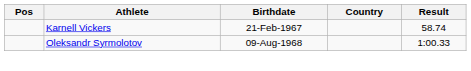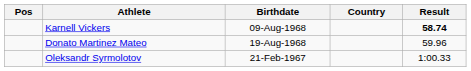(274, 27) 21-Feb-1967 -> (278, 27) 09-Aug-1968
(434, 27) normal -> (434, 27) bold
+ row: (96, 43)
(274, 43) 09-Aug-1968 -> (278, 58) 21-Feb-1967
